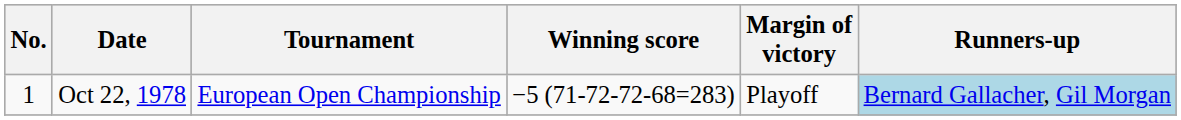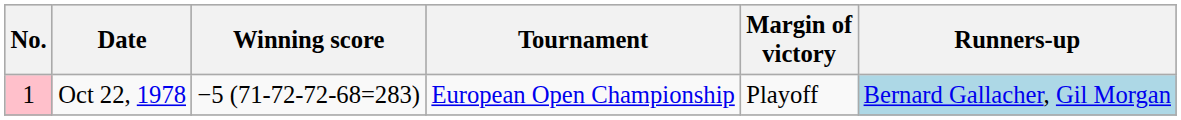columns swapped: (349, 39) <-> (624, 39)
(29, 94) no background -> (29, 94) pink background
